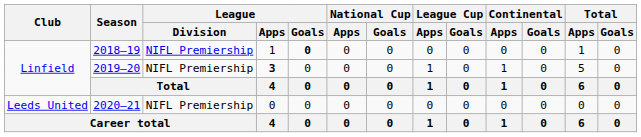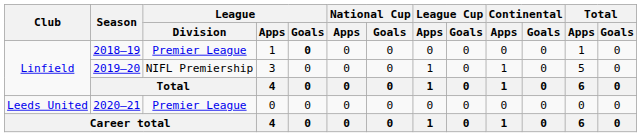(199, 50) NIFL Premiership -> (199, 50) Premier League
(272, 68) bold -> (272, 68) normal
(199, 105) NIFL Premiership -> (199, 105) Premier League
